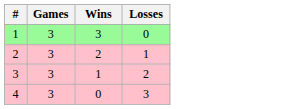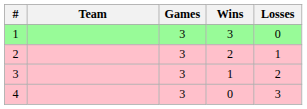+ column: (93, 14)
